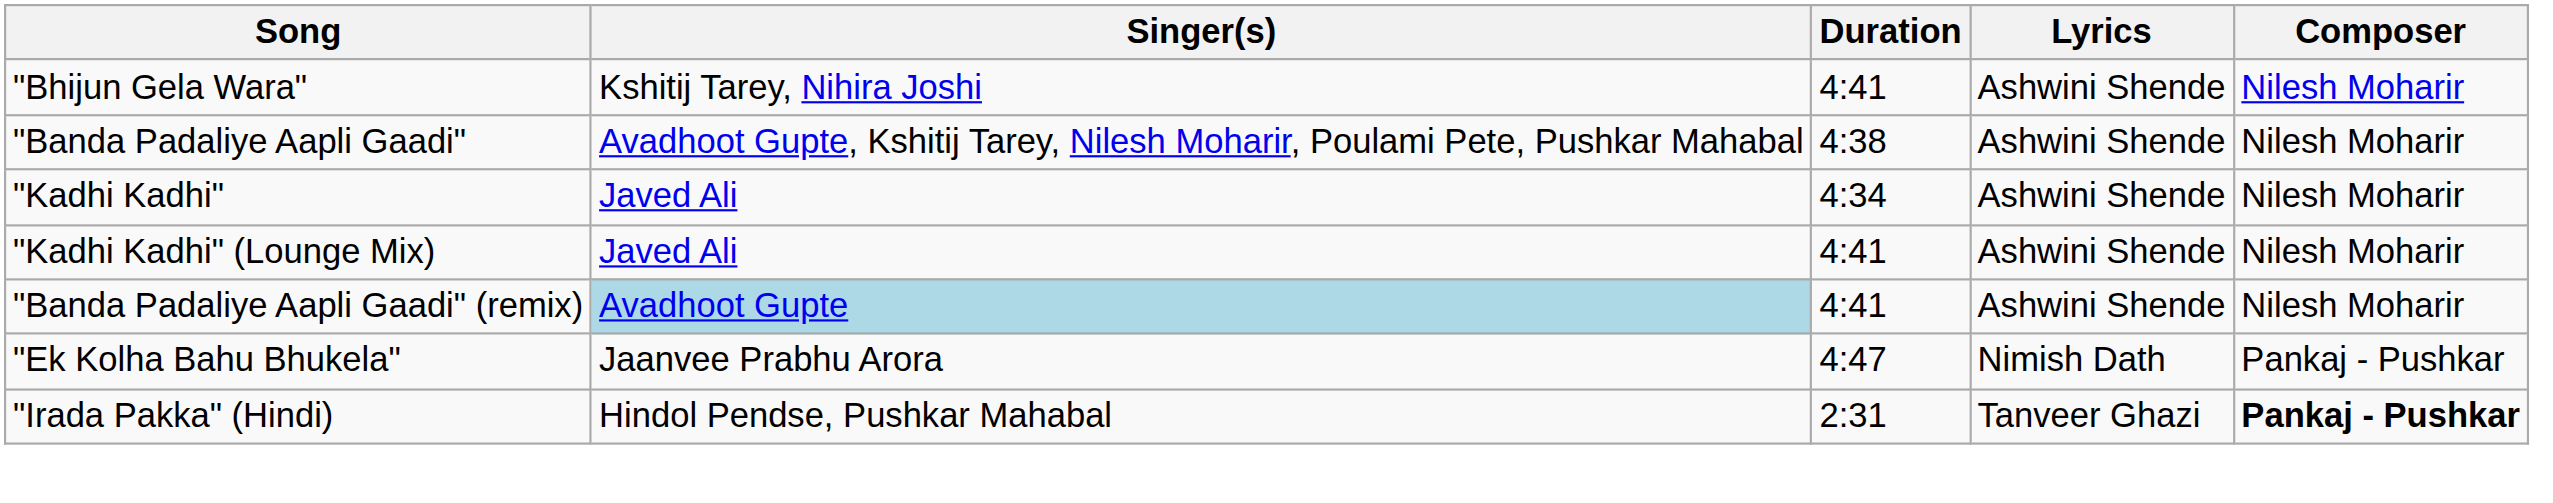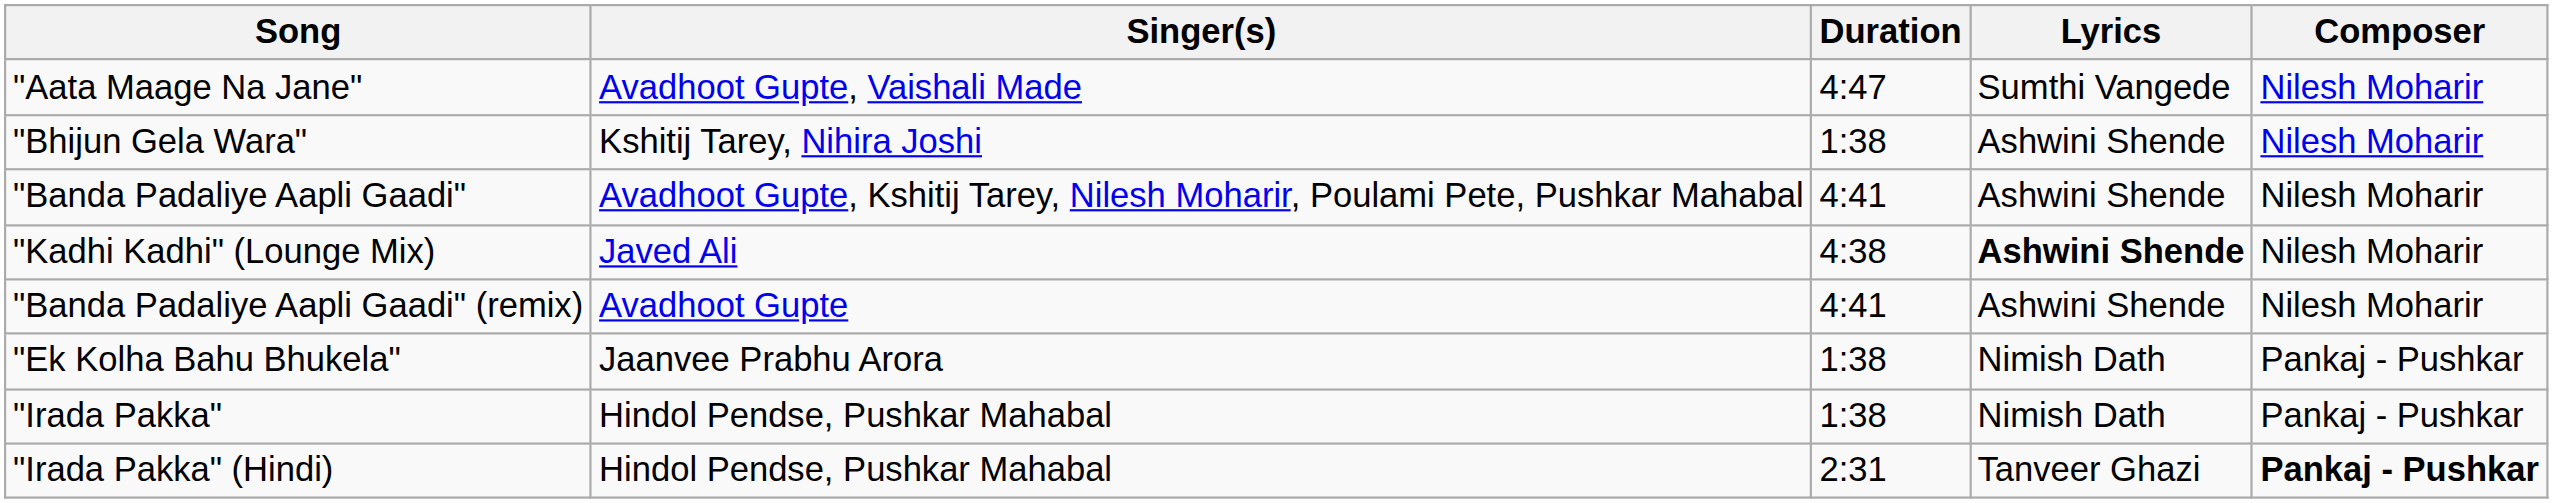+ row: (188, 86)
(1853, 86) 4:41 -> (1853, 141) 1:38
(1853, 141) 4:38 -> (1853, 196) 4:41
- row: (119, 196)
(1853, 251) 4:41 -> (1853, 251) 4:38
(2101, 251) normal -> (2111, 251) bold
(724, 305) lightblue background -> (724, 305) no background
(1853, 360) 4:47 -> (1853, 360) 1:38
+ row: (118, 415)
